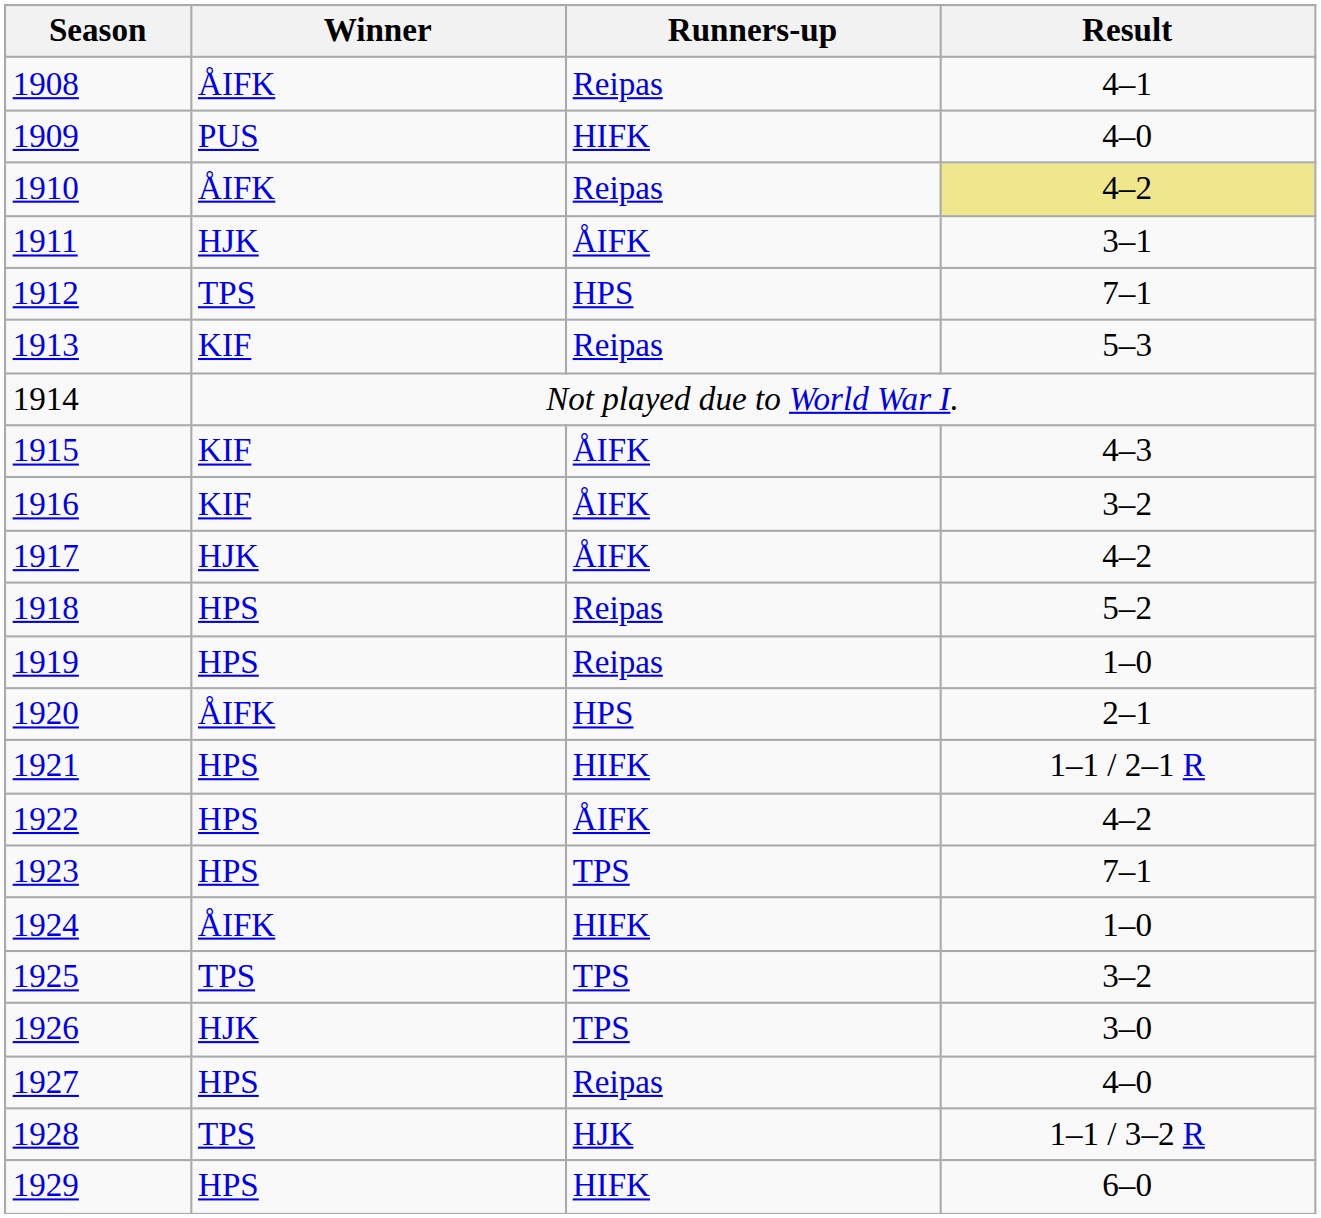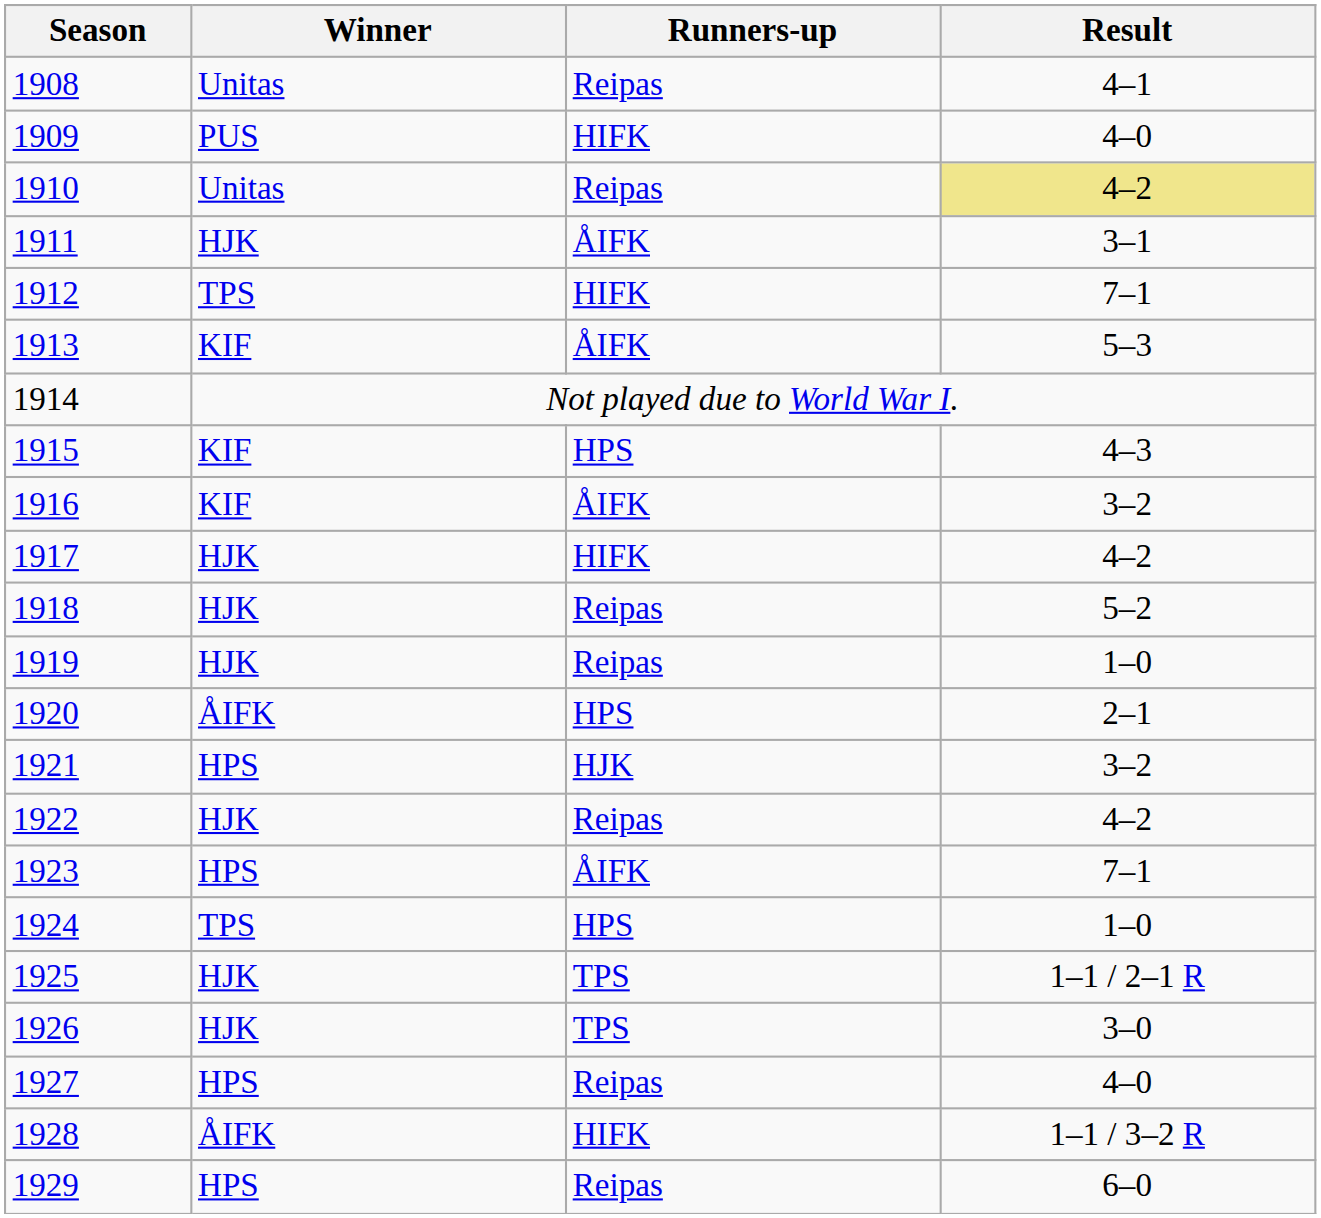(237, 83) ÅIFK -> (241, 83) Unitas
(237, 188) ÅIFK -> (241, 188) Unitas
(603, 293) HPS -> (611, 293) HIFK
(618, 345) Reipas -> (611, 345) ÅIFK
(611, 450) ÅIFK -> (603, 450) HPS
(611, 556) ÅIFK -> (611, 556) HIFK
(228, 608) HPS -> (228, 608) HJK
(228, 661) HPS -> (228, 661) HJK
(611, 766) HIFK -> (603, 766) HJK
(1127, 766) 1–1 / 2–1 R -> (1127, 766) 3–2
(228, 818) HPS -> (228, 818) HJK
(611, 818) ÅIFK -> (618, 818) Reipas
(601, 871) TPS -> (611, 871) ÅIFK
(237, 923) ÅIFK -> (227, 923) TPS
(611, 923) HIFK -> (603, 923) HPS
(227, 976) TPS -> (228, 976) HJK
(1127, 976) 3–2 -> (1127, 976) 1–1 / 2–1 R
(227, 1133) TPS -> (237, 1133) ÅIFK
(603, 1133) HJK -> (611, 1133) HIFK
(611, 1186) HIFK -> (618, 1186) Reipas
